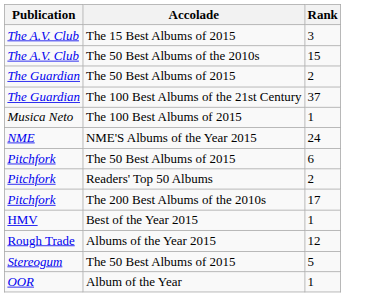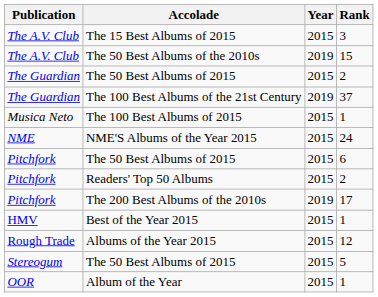+ column: (321, 14)
